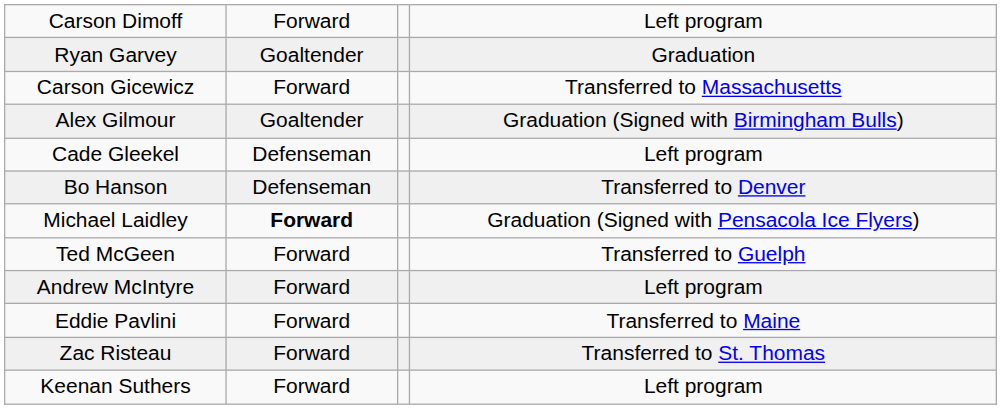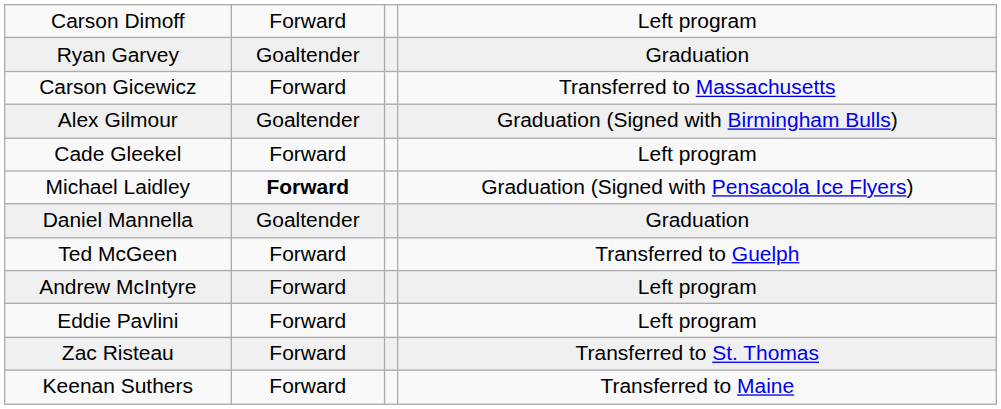(312, 154) Defenseman -> (308, 154) Forward
- row: (116, 187)
+ row: (118, 220)
(703, 320) Transferred to Maine -> (697, 320) Left program
(703, 386) Left program -> (697, 386) Transferred to Maine
